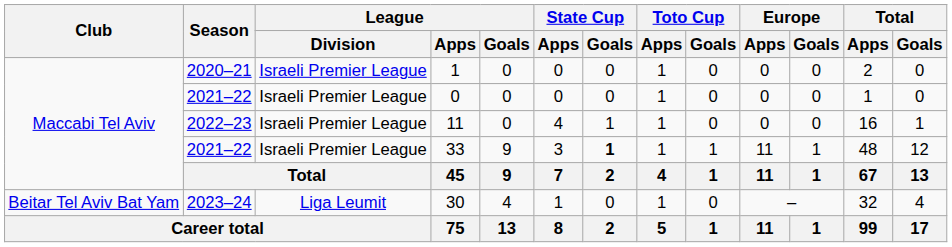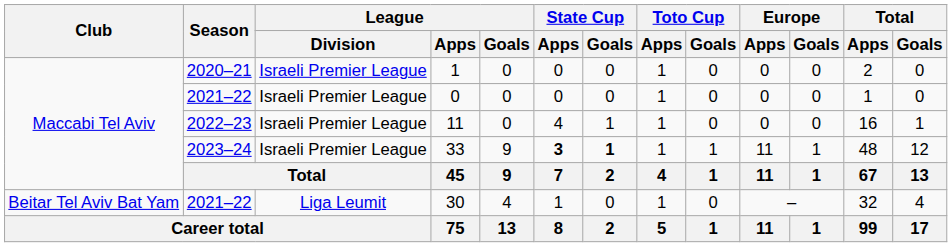(219, 149) 2021–22 -> (219, 149) 2023–24
(558, 149) normal -> (558, 149) bold
(219, 202) 2023–24 -> (219, 202) 2021–22
